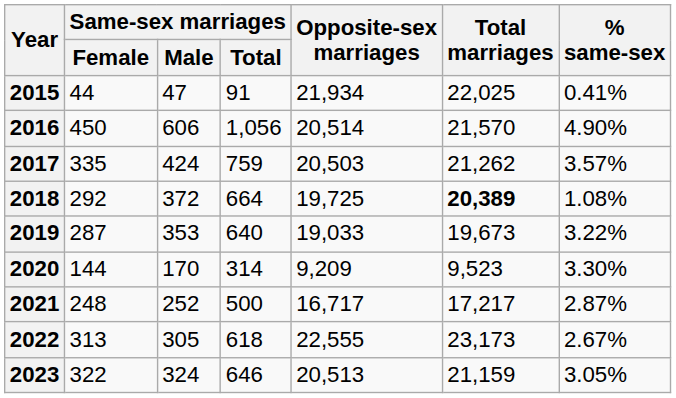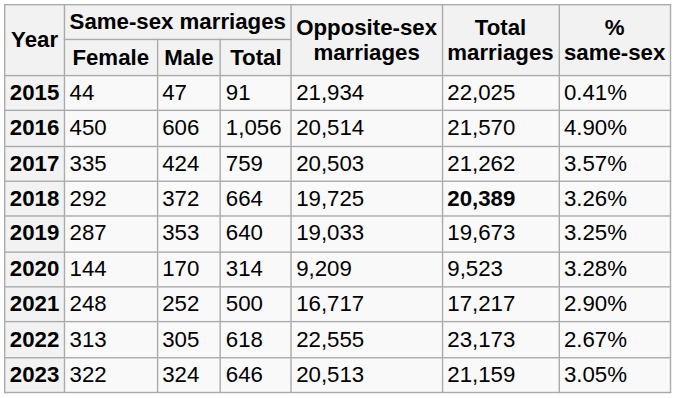(595, 198) 1.08% -> (595, 198) 3.26%
(595, 233) 3.22% -> (595, 233) 3.25%
(595, 269) 3.30% -> (595, 269) 3.28%
(595, 304) 2.87% -> (595, 304) 2.90%
